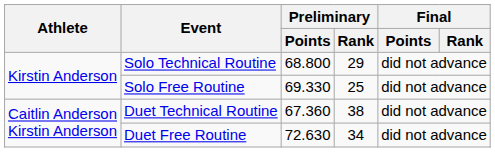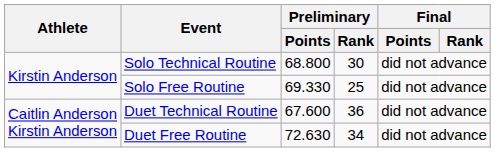(356, 64) 29 -> (356, 64) 30
(308, 111) 67.360 -> (308, 111) 67.600
(356, 111) 38 -> (356, 111) 36
